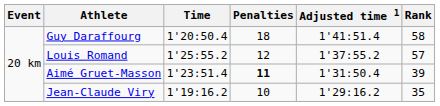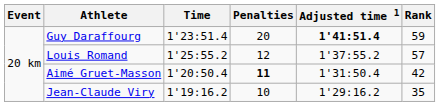(197, 35) 1'20:50.4 -> (197, 35) 1'23:51.4
(263, 35) 18 -> (263, 35) 20
(349, 35) normal -> (349, 35) bold
(418, 35) 58 -> (418, 35) 59
(197, 73) 1'23:51.4 -> (197, 73) 1'20:50.4
(418, 73) 39 -> (418, 73) 42
